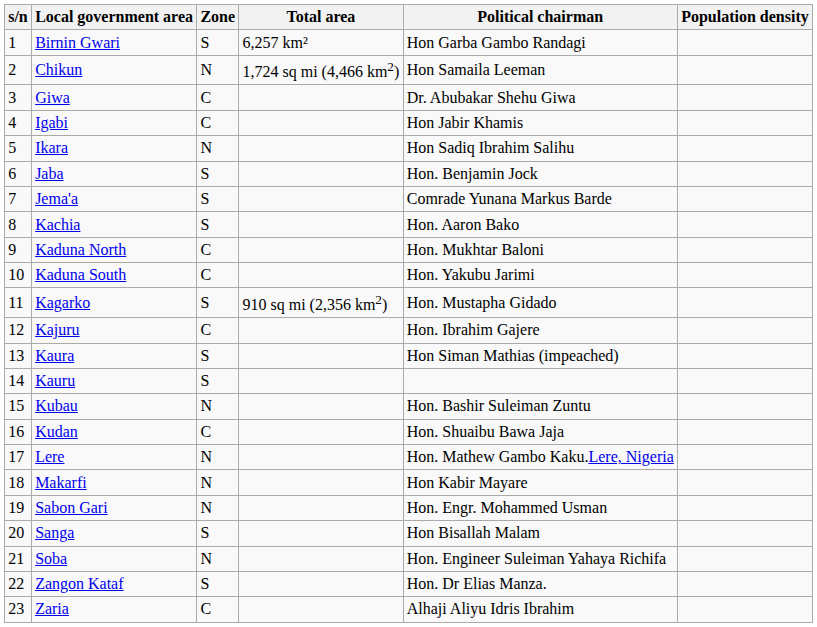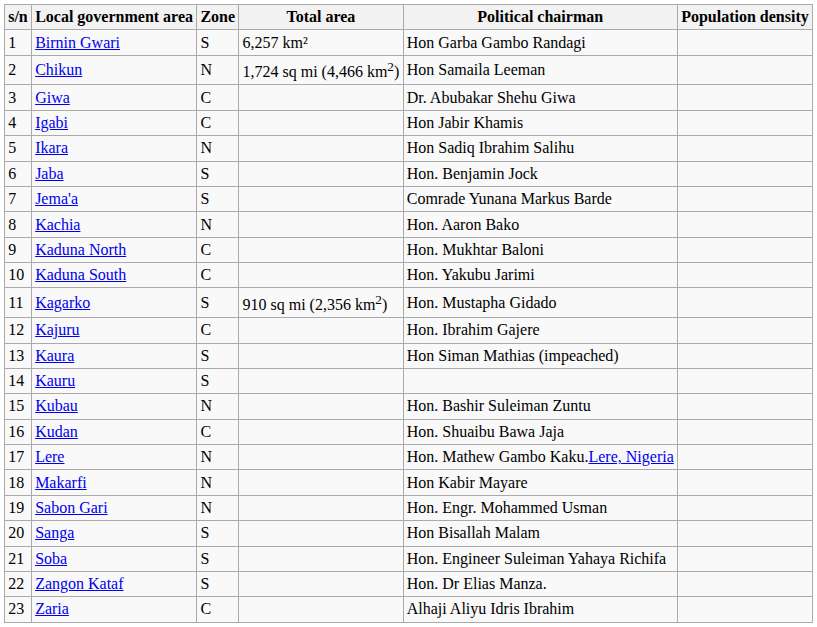(205, 224) S -> (206, 224) N
(206, 558) N -> (205, 558) S
